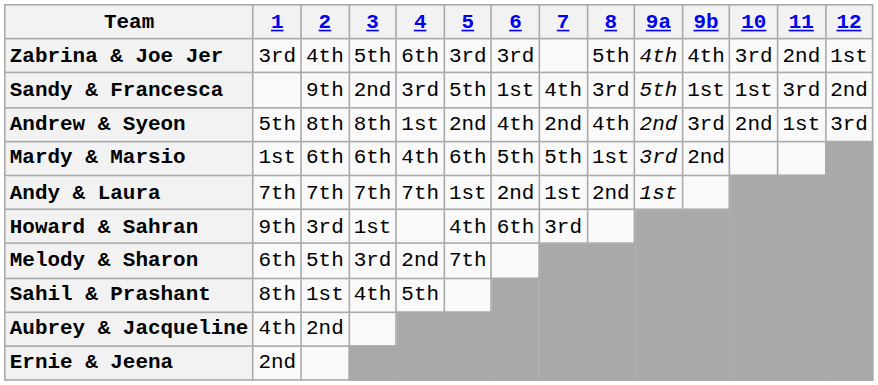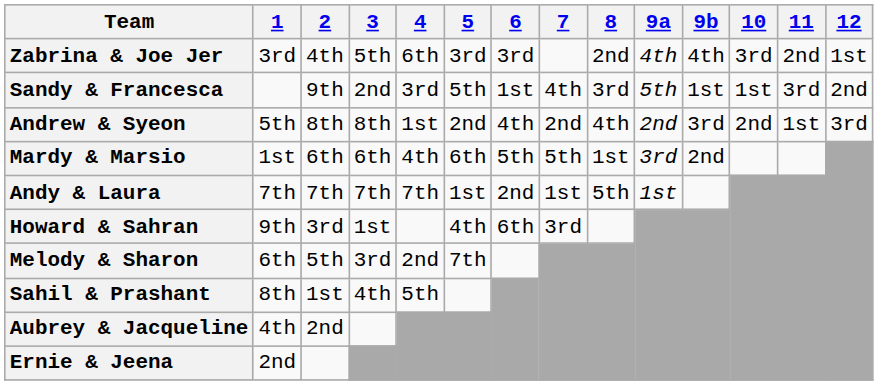(611, 56) 5th -> (611, 56) 2nd
(611, 192) 2nd -> (611, 192) 5th
